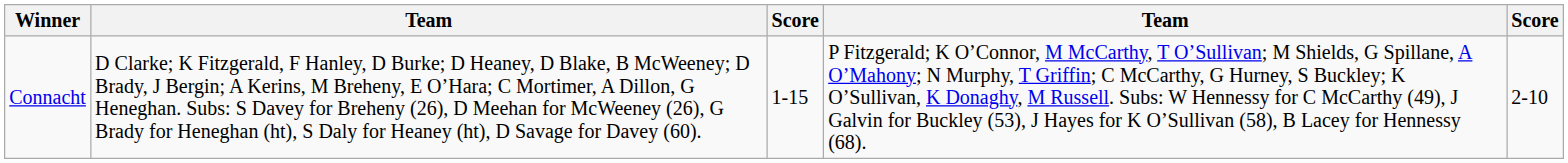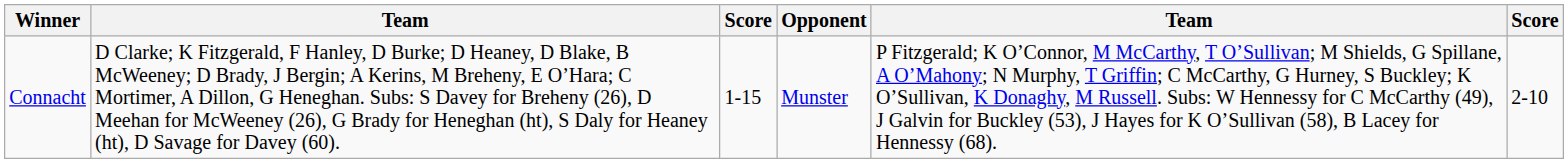+ column: (824, 20)
